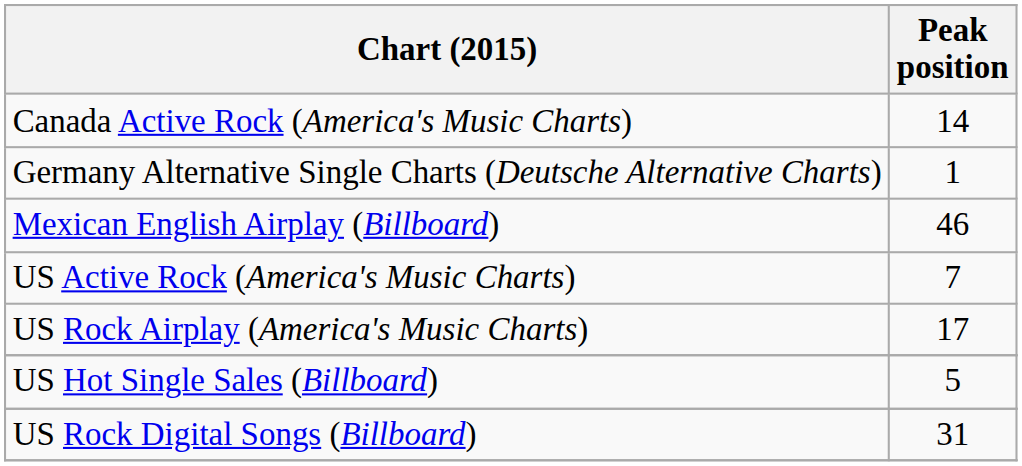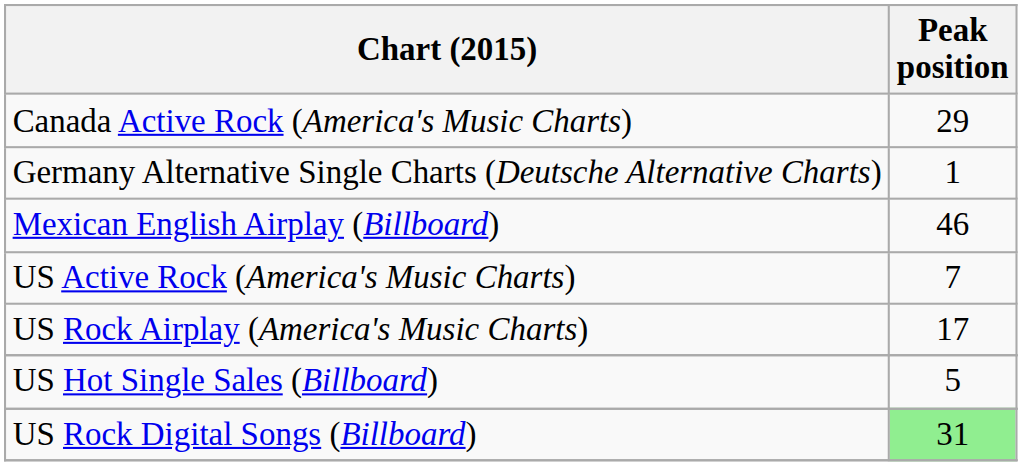(953, 119) 14 -> (953, 119) 29
(953, 433) no background -> (953, 433) lightgreen background
